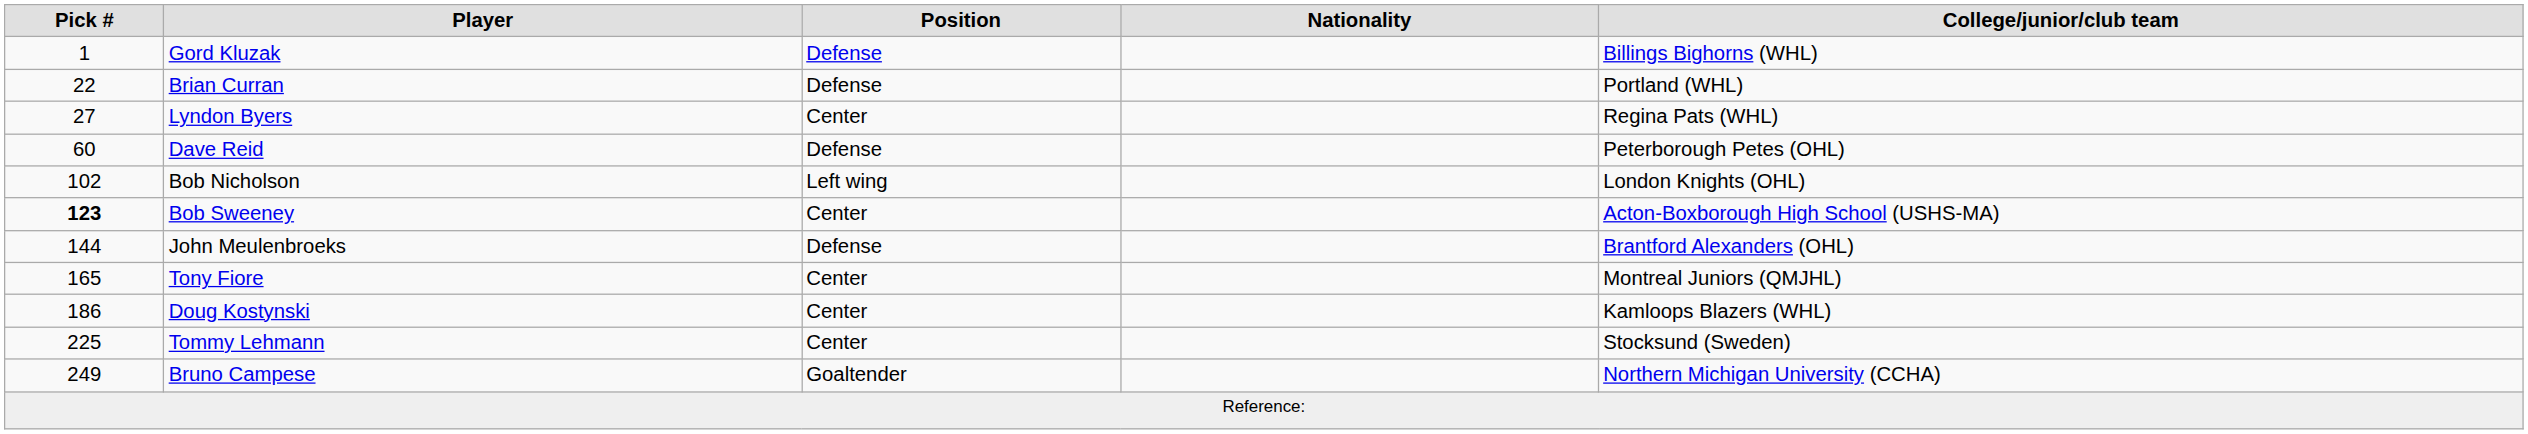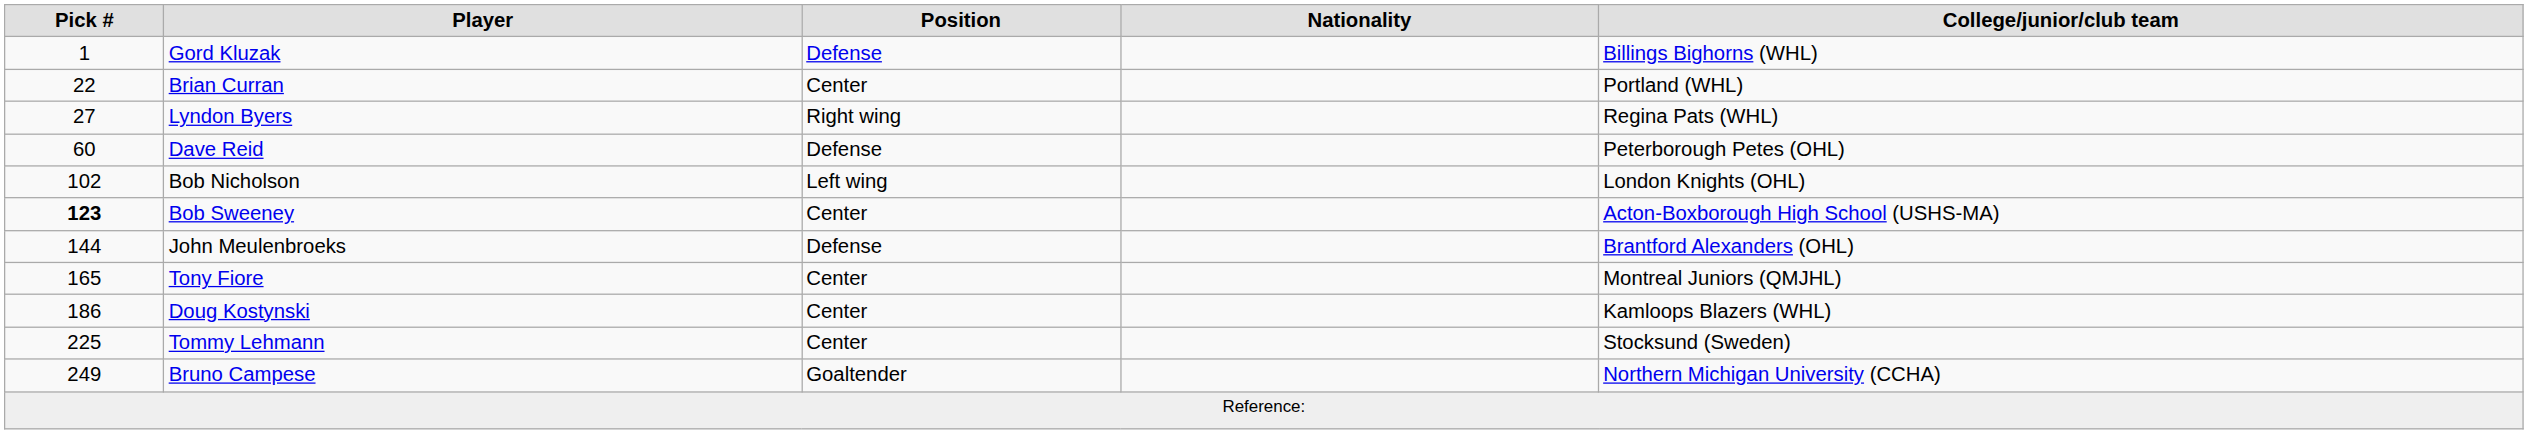(844, 85) Defense -> (837, 85) Center
(837, 117) Center -> (854, 117) Right wing
